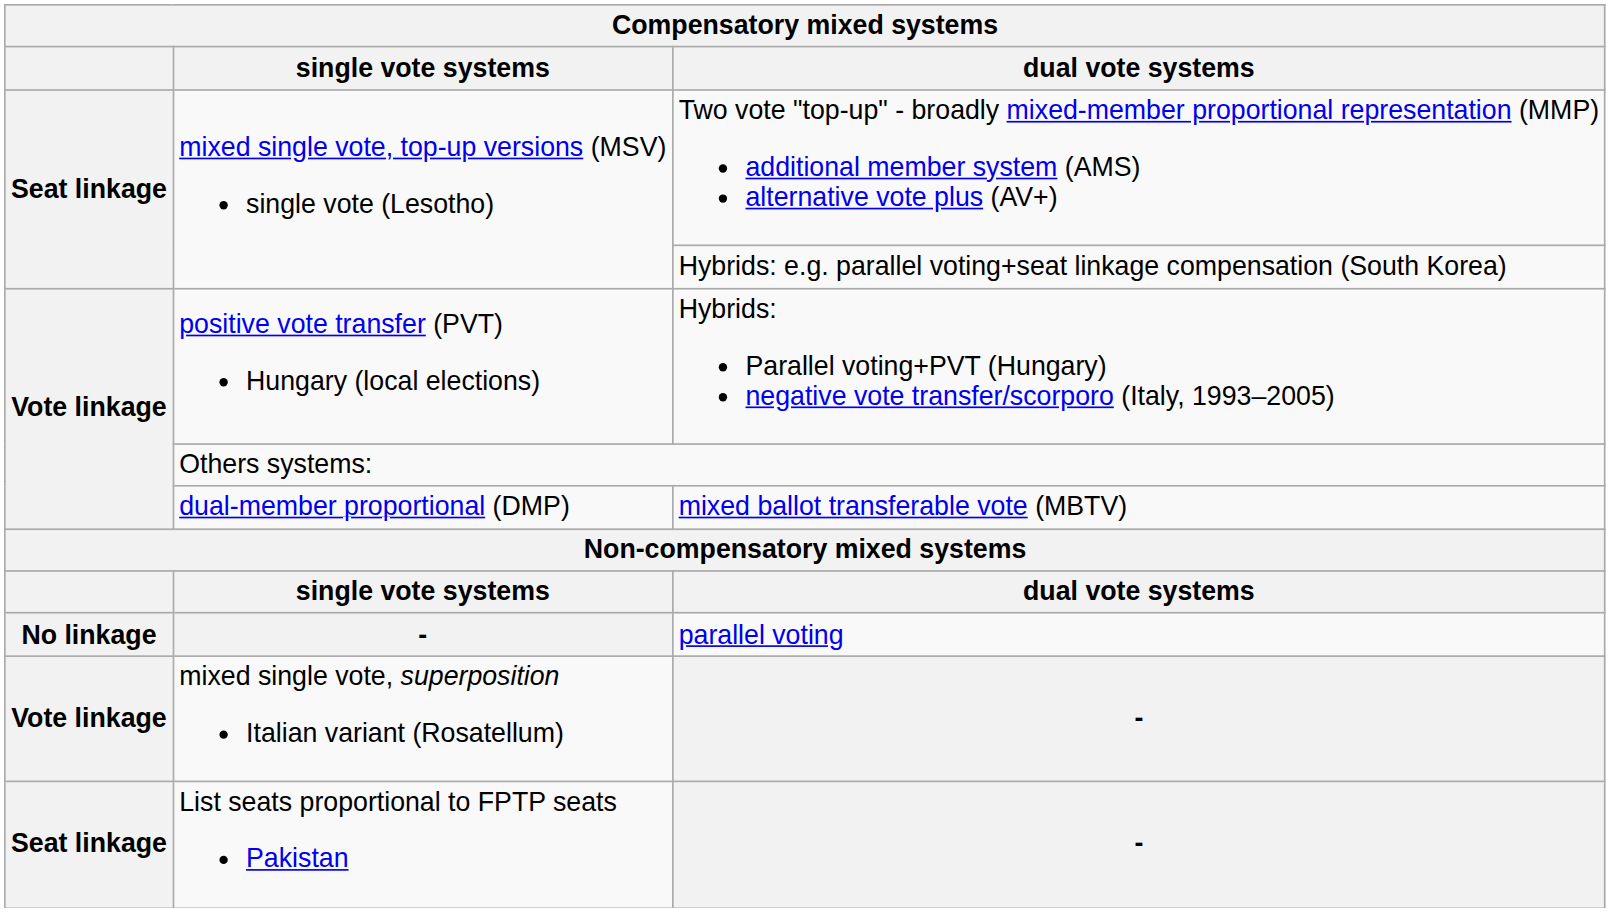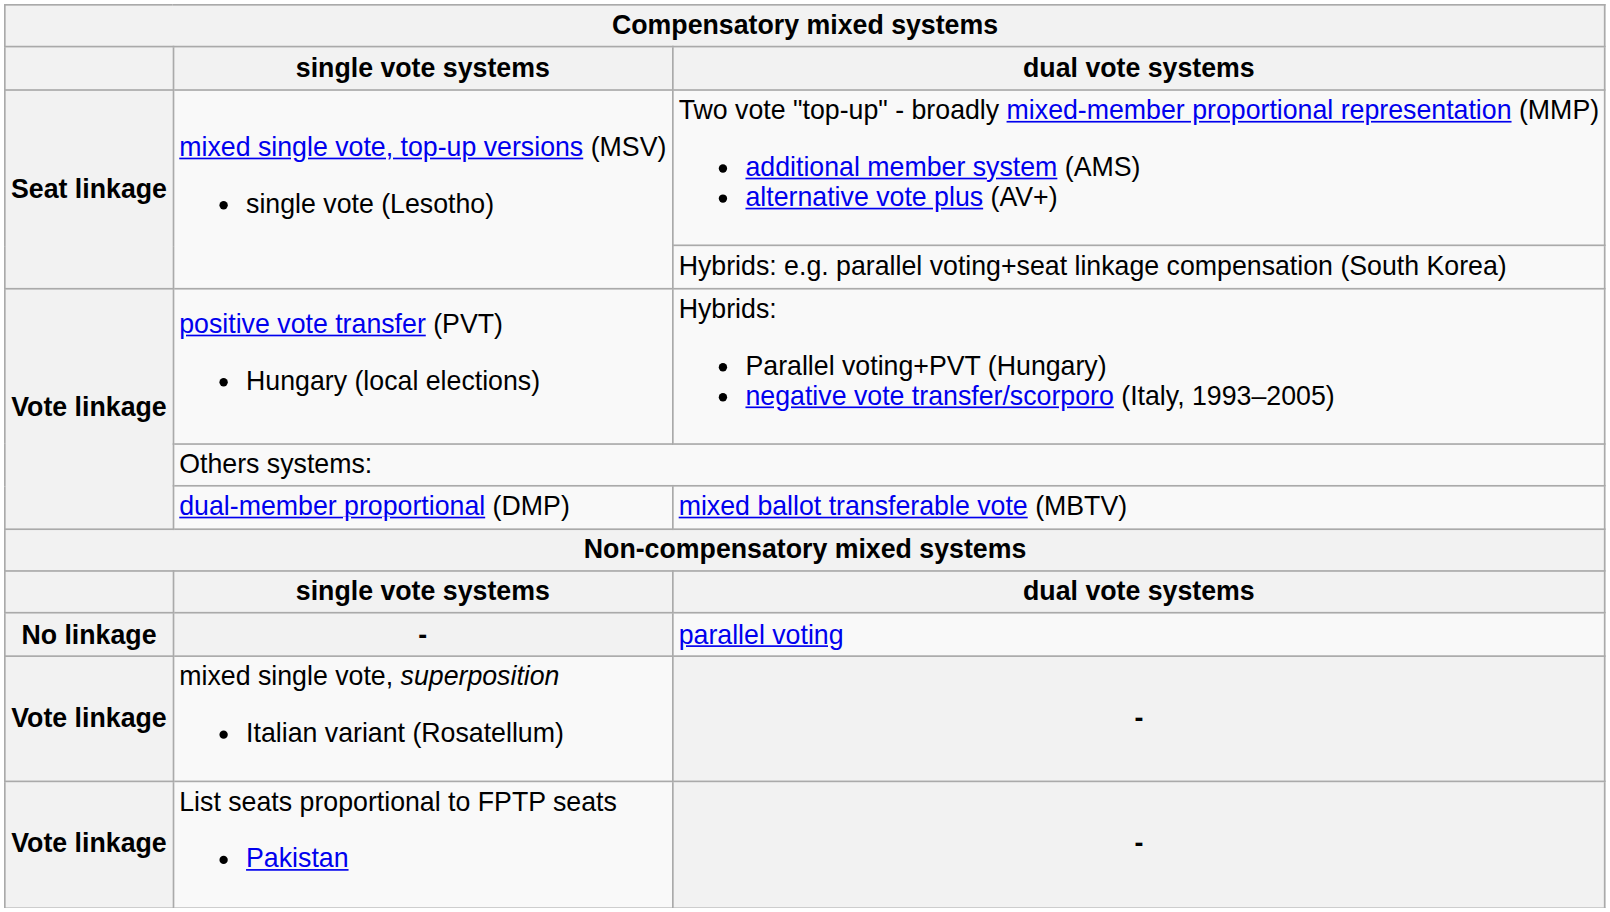(89, 844) Seat linkage -> (89, 844) Vote linkage
